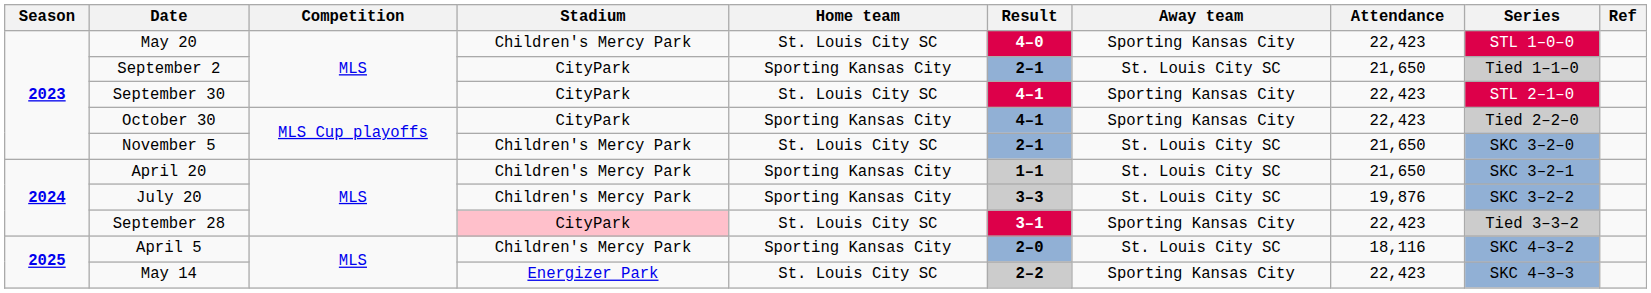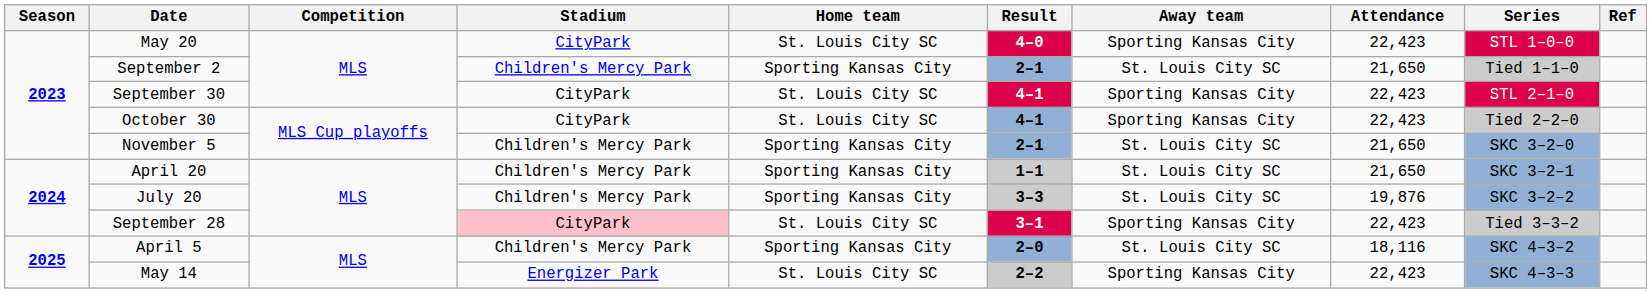(593, 43) Children's Mercy Park -> (593, 43) CityPark
(593, 69) CityPark -> (593, 69) Children's Mercy Park
(858, 120) Sporting Kansas City -> (858, 120) St. Louis City SC
(858, 146) St. Louis City SC -> (858, 146) Sporting Kansas City
